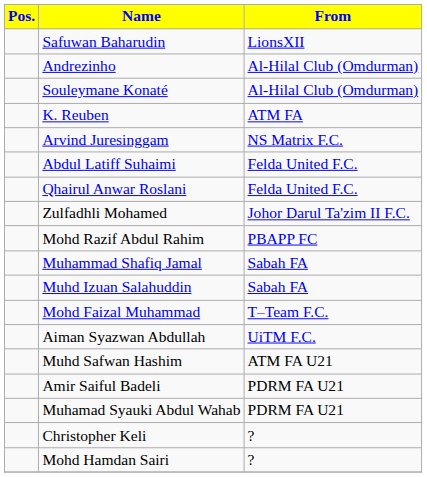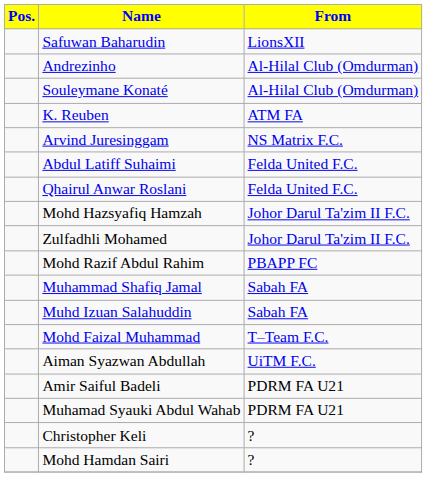+ row: (122, 213)
- row: (112, 361)
